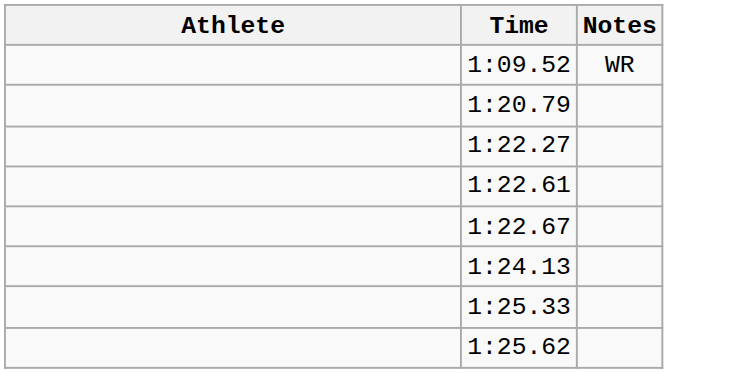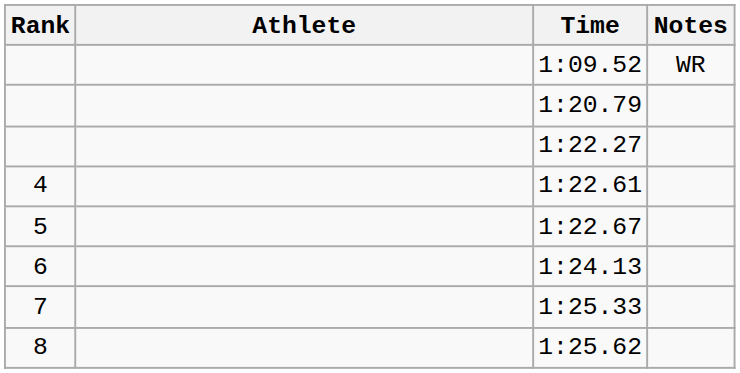+ column: (40, 25)
